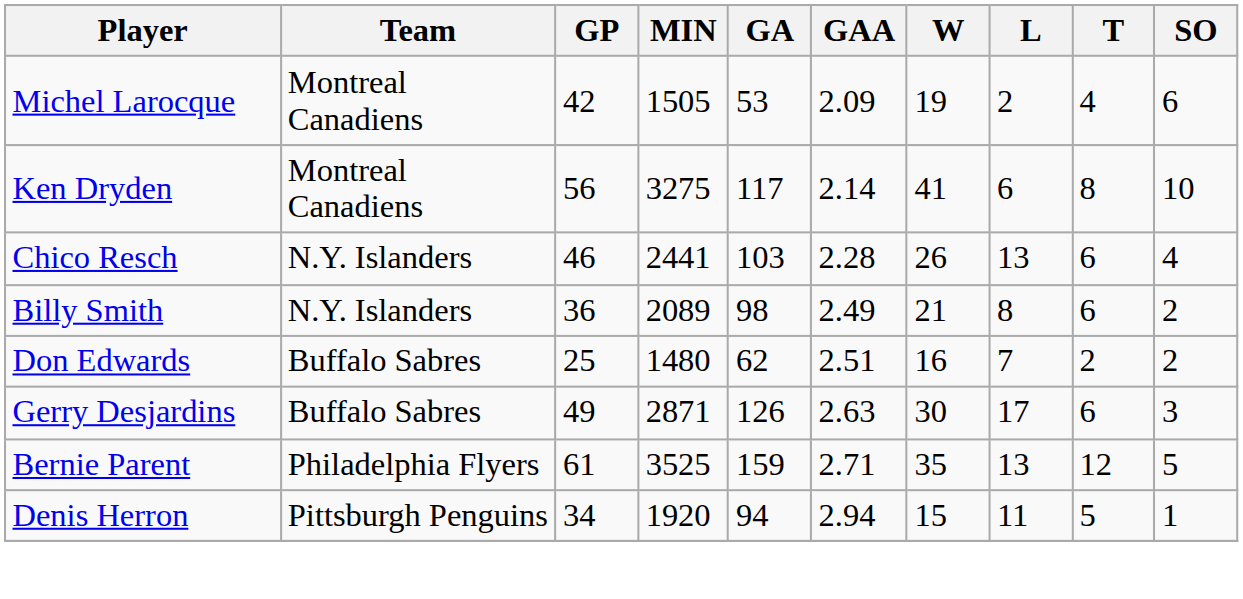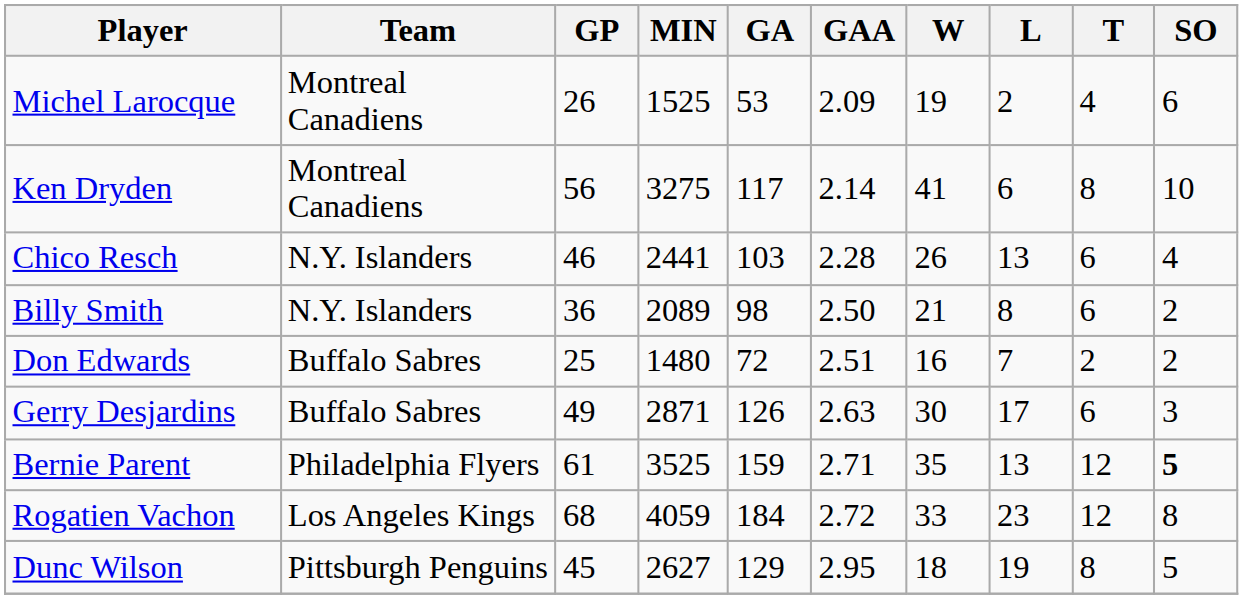(579, 100) 42 -> (579, 100) 26
(678, 100) 1505 -> (678, 100) 1525
(847, 309) 2.49 -> (847, 309) 2.50
(752, 360) 62 -> (752, 360) 72
(1170, 463) normal -> (1170, 463) bold
+ row: (124, 515)
- row: (100, 515)
+ row: (98, 566)
